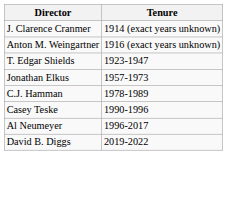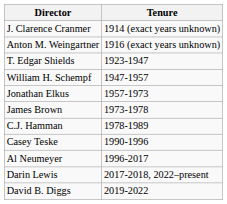+ row: (49, 77)
+ row: (34, 110)
+ row: (32, 175)
